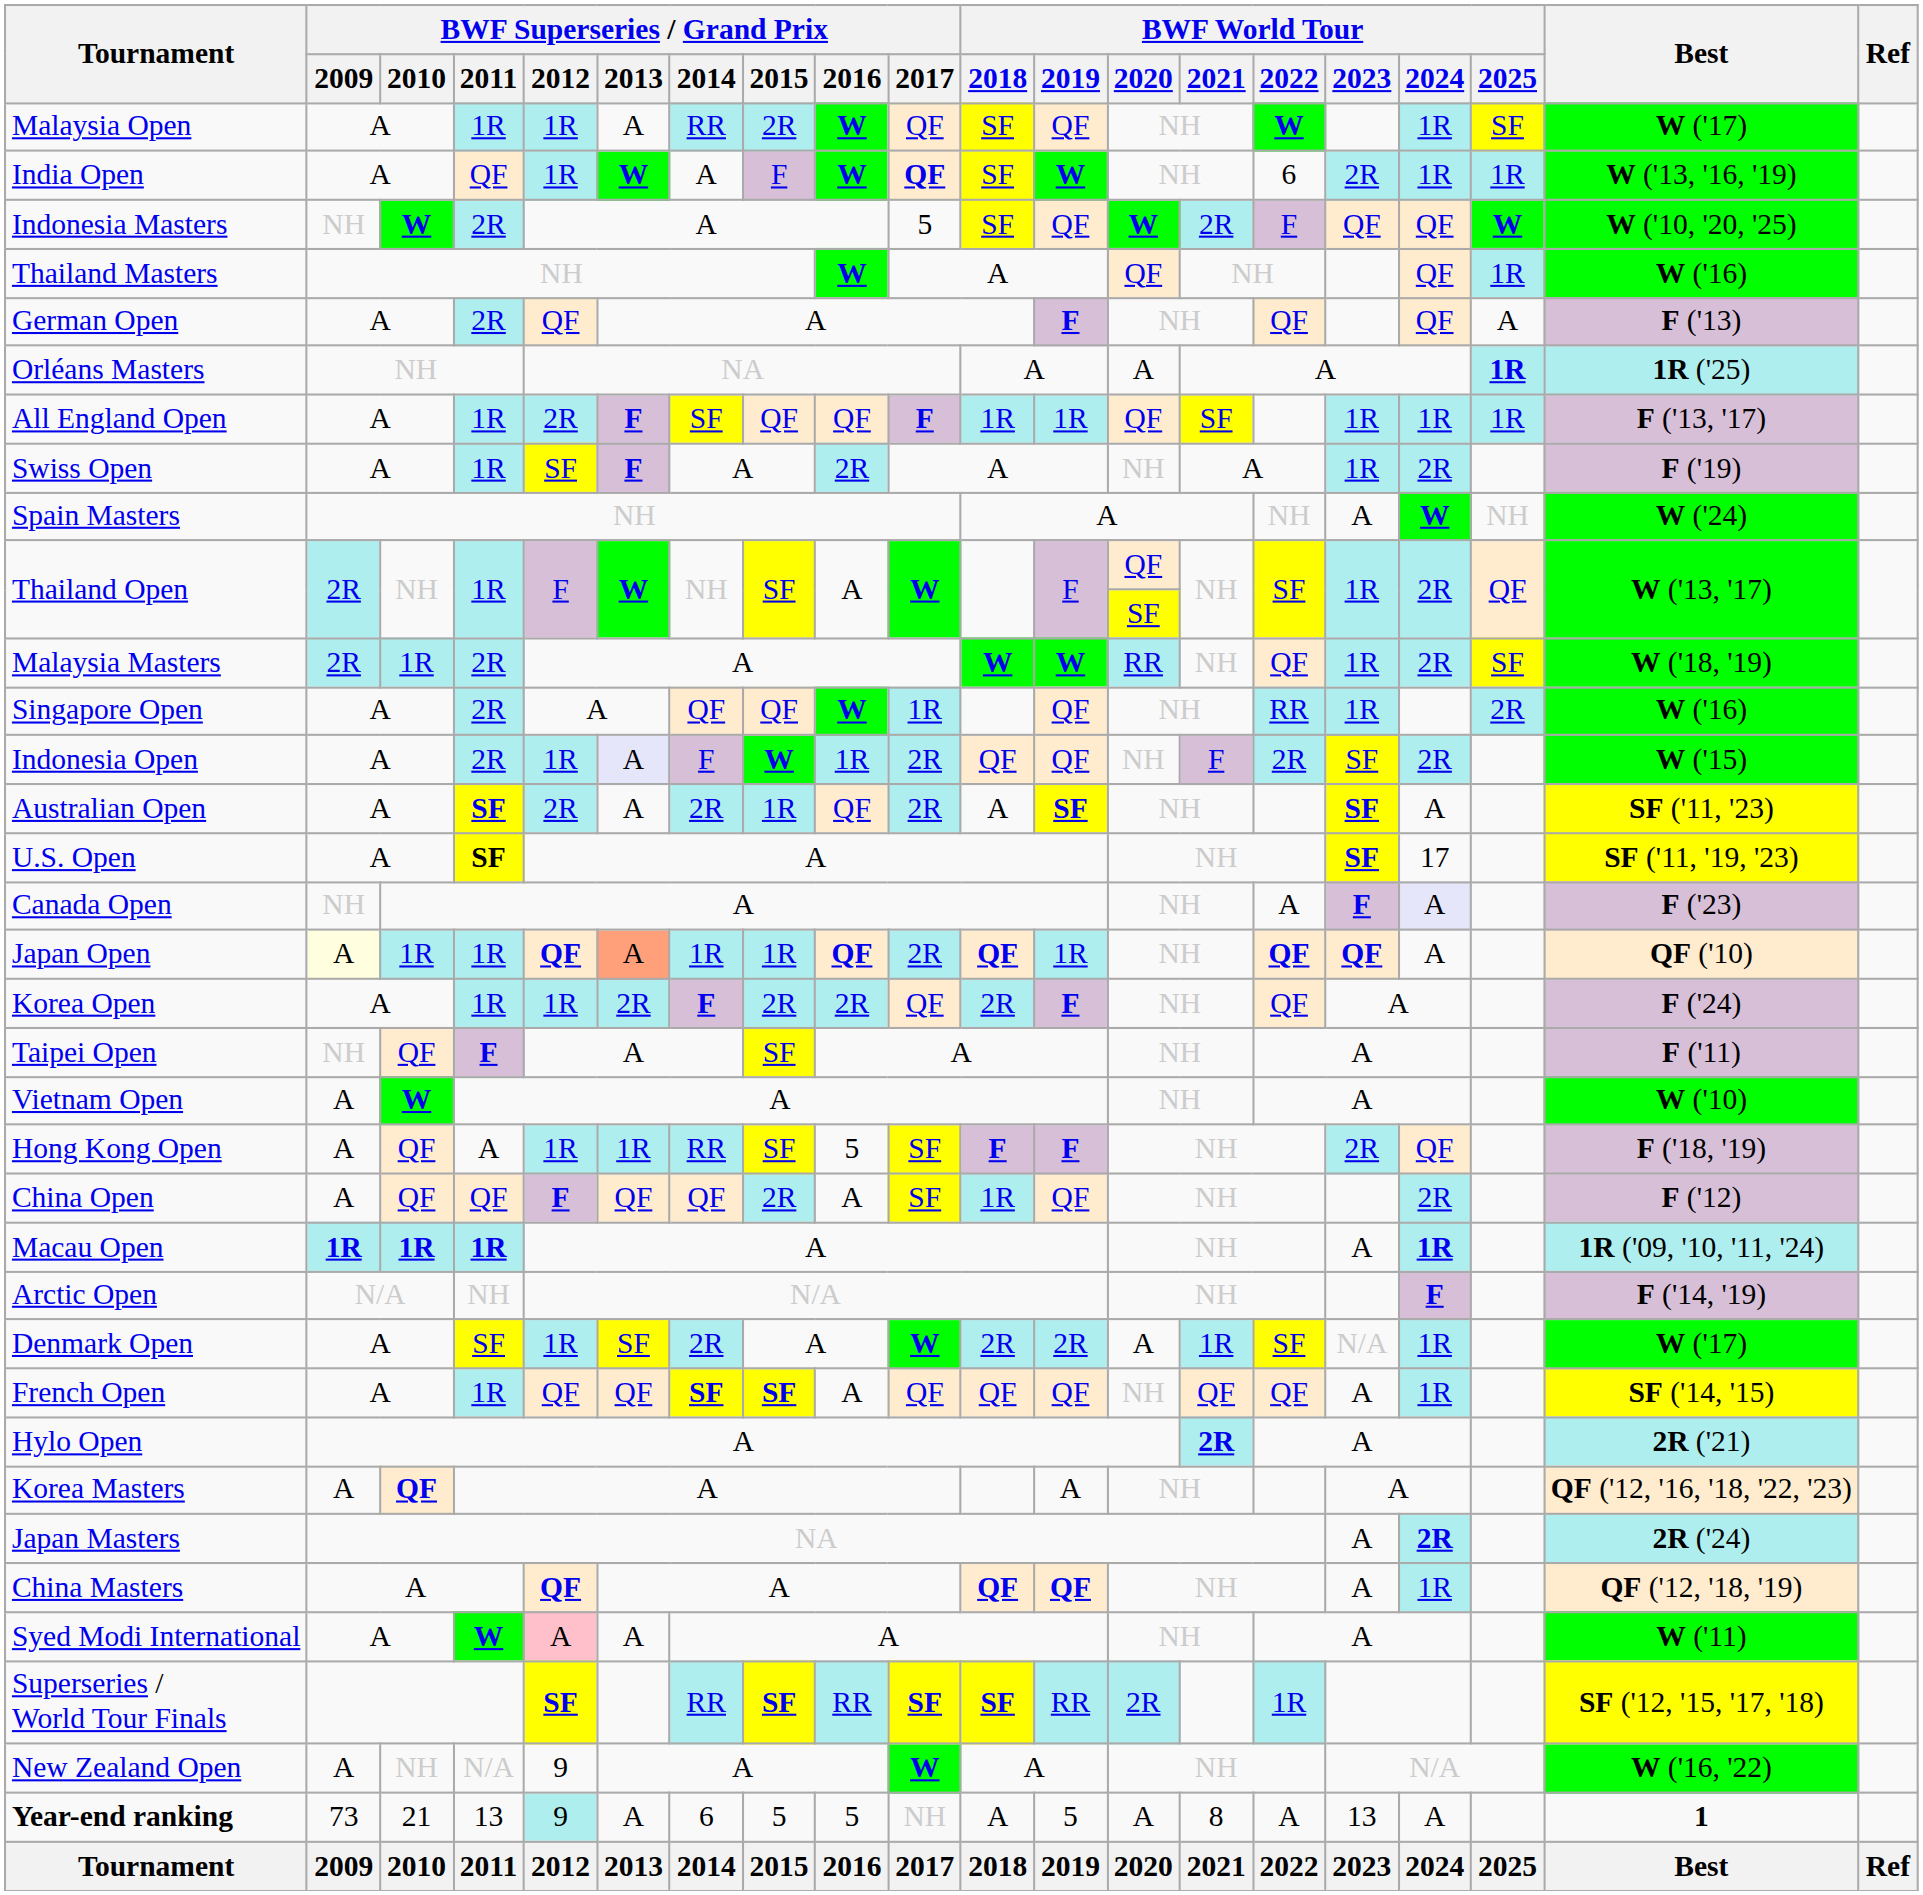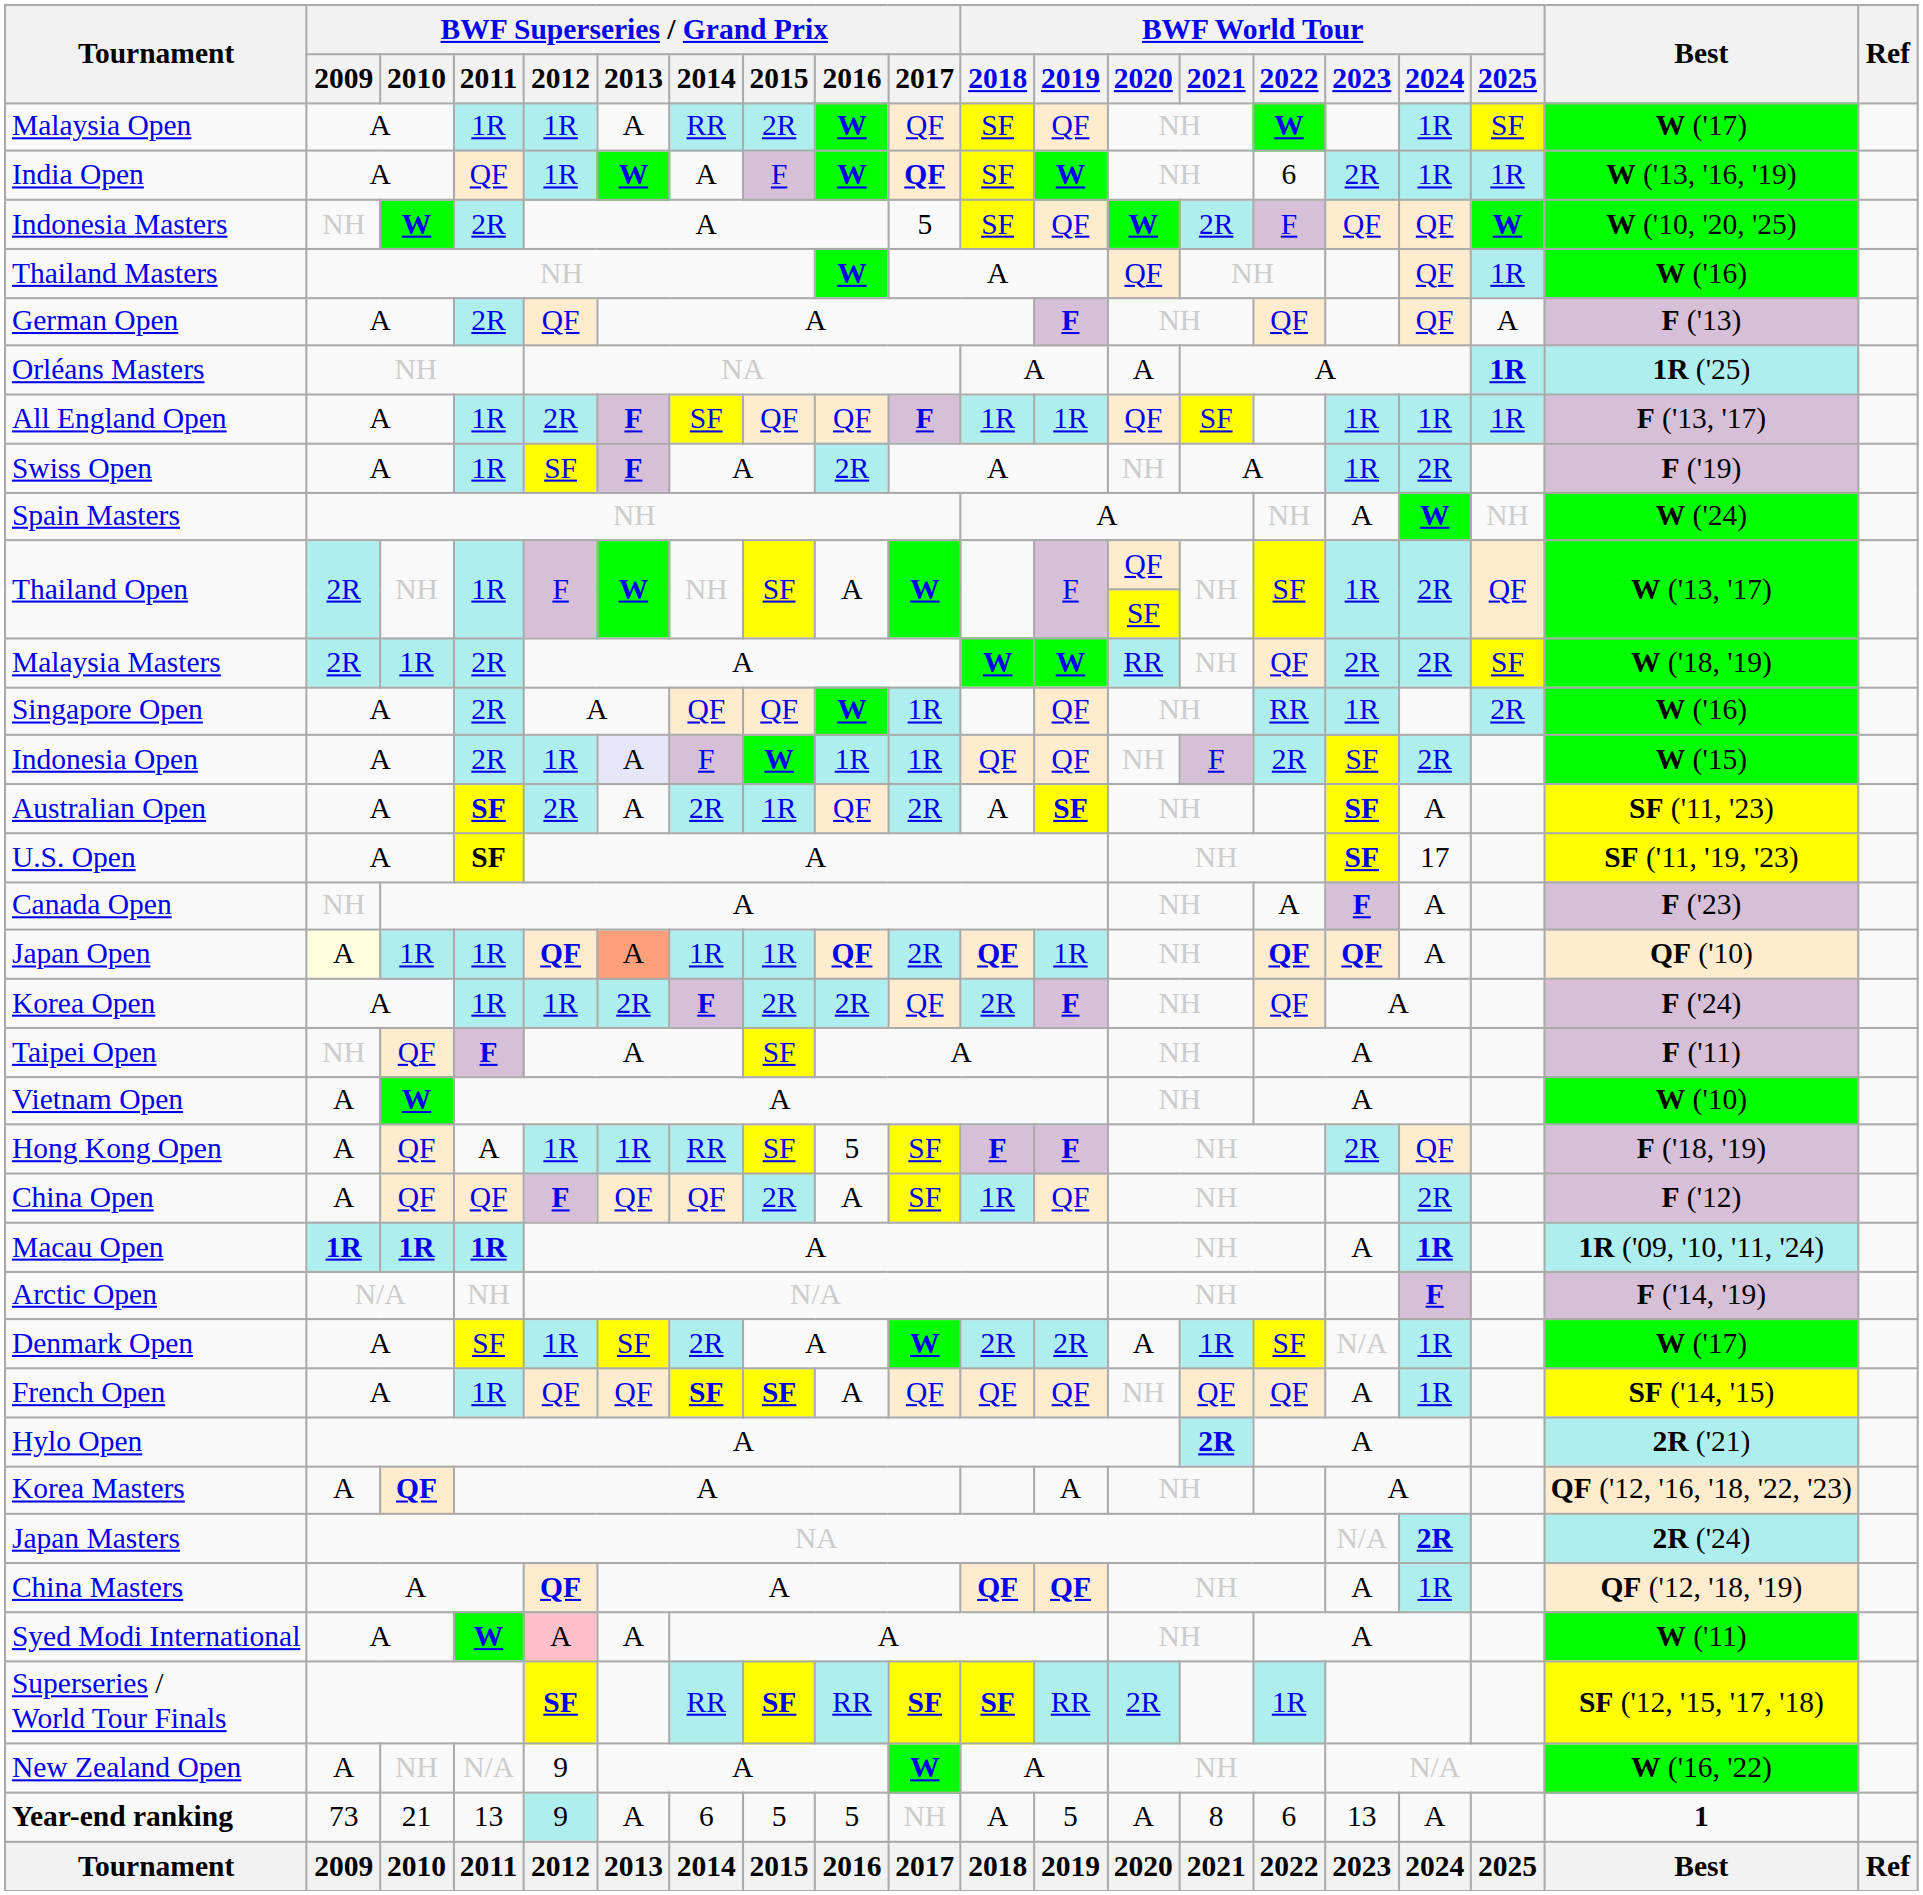(1362, 662) 1R -> (1362, 662) 2R
(925, 759) 2R -> (925, 759) 1R
(1435, 905) lavender background -> (1435, 905) no background
(1362, 1538) A -> (1362, 1538) N/A
(1289, 1816) A -> (1289, 1816) 6
